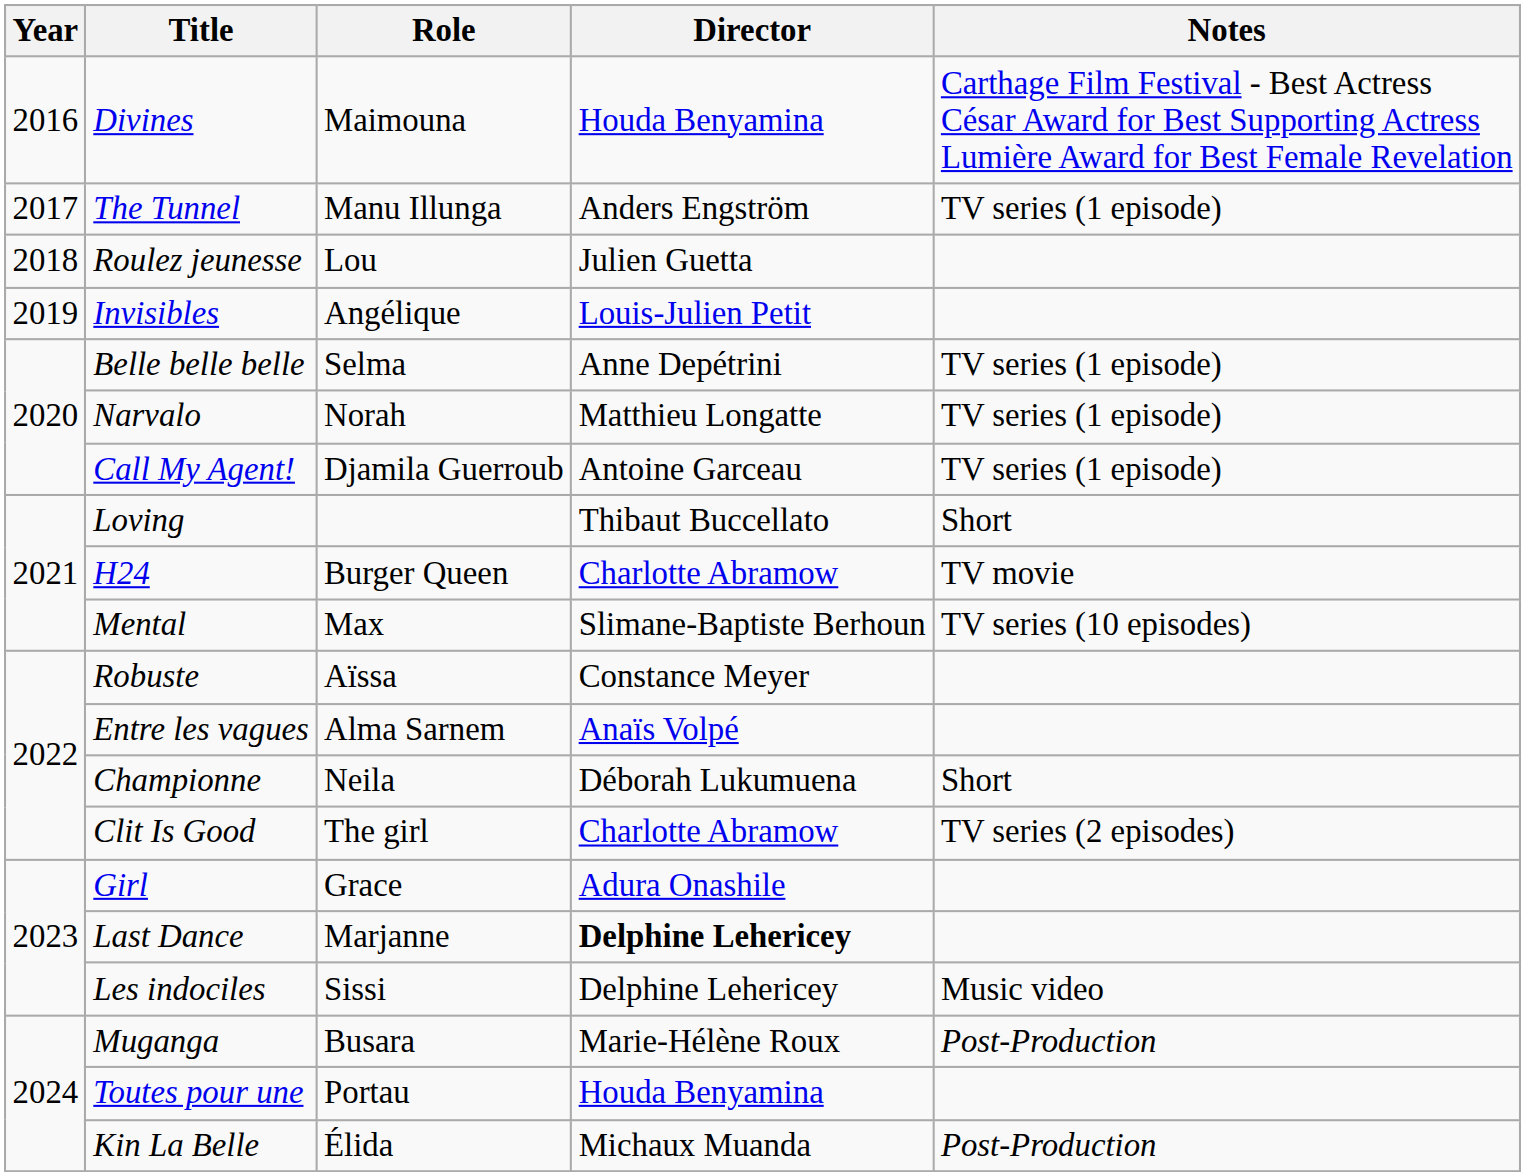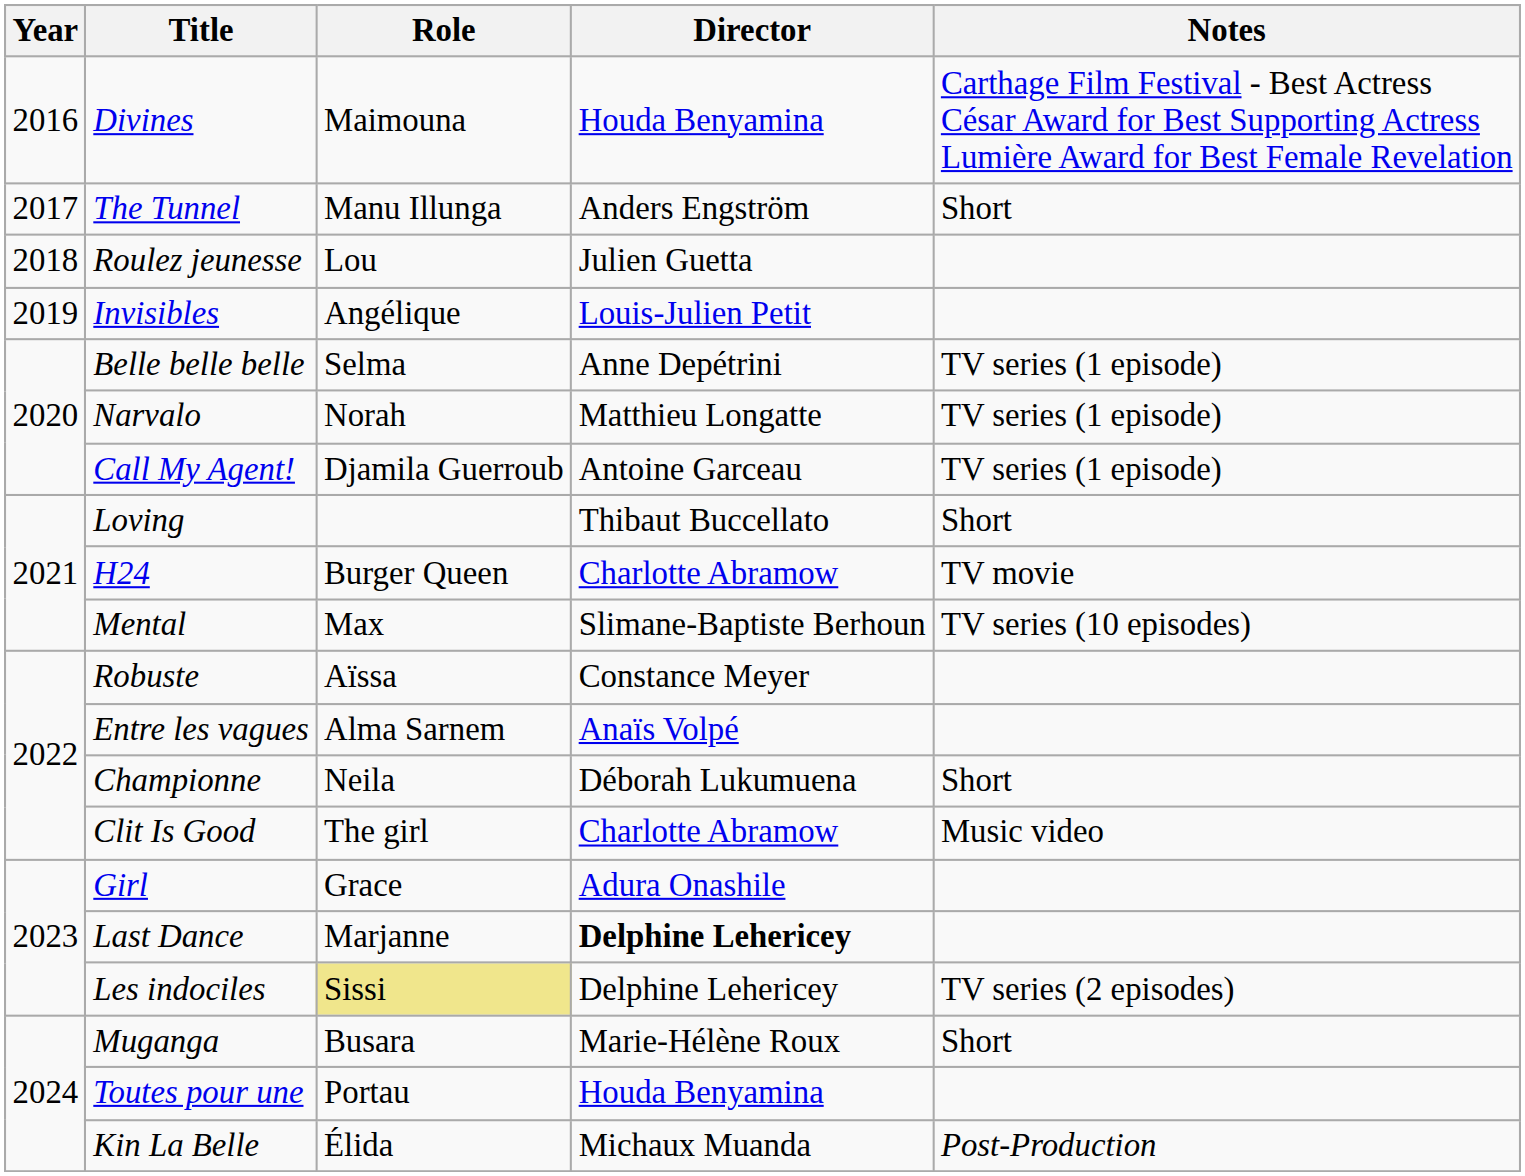(1081, 208) TV series (1 episode) -> (976, 208) Short
(1088, 832) TV series (2 episodes) -> (1022, 832) Music video
(355, 988) no background -> (355, 988) khaki background
(1022, 988) Music video -> (1088, 988) TV series (2 episodes)
(1049, 1040) Post-Production -> (976, 1040) Short
